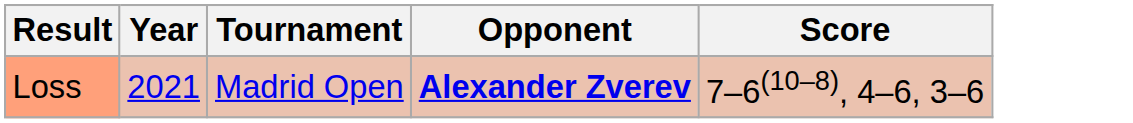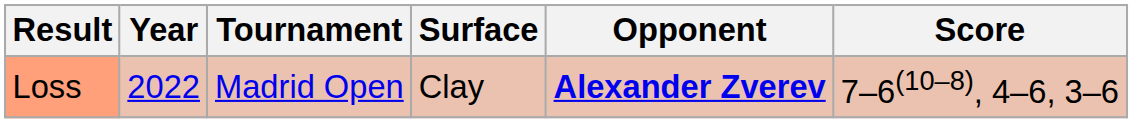+ column: (479, 30)
(164, 86) 2021 -> (164, 86) 2022
